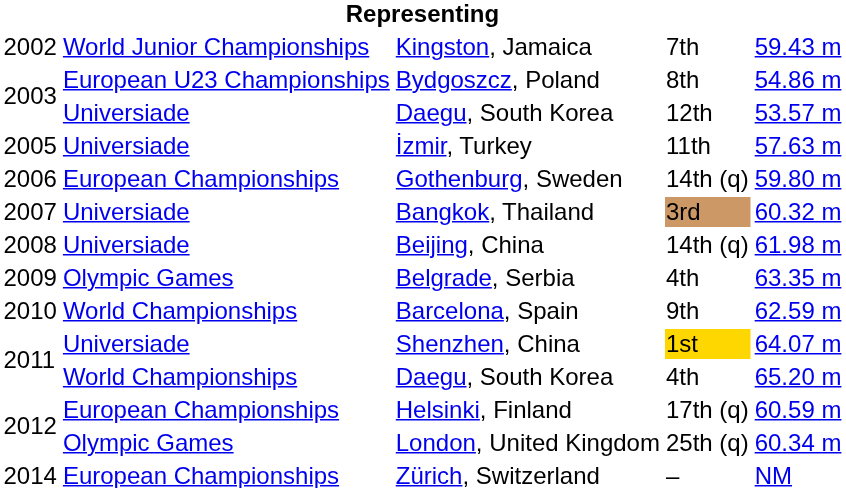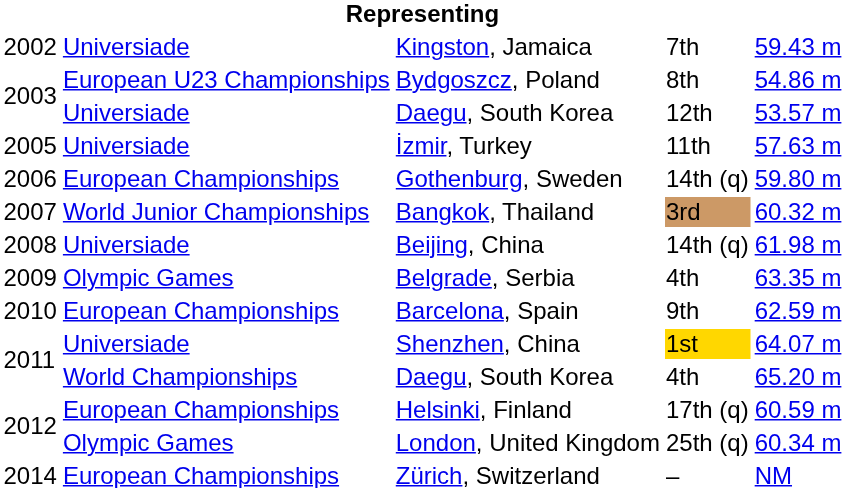(216, 46) World Junior Championships -> (126, 46) Universiade
(126, 211) Universiade -> (216, 211) World Junior Championships
(180, 310) World Championships -> (201, 310) European Championships
